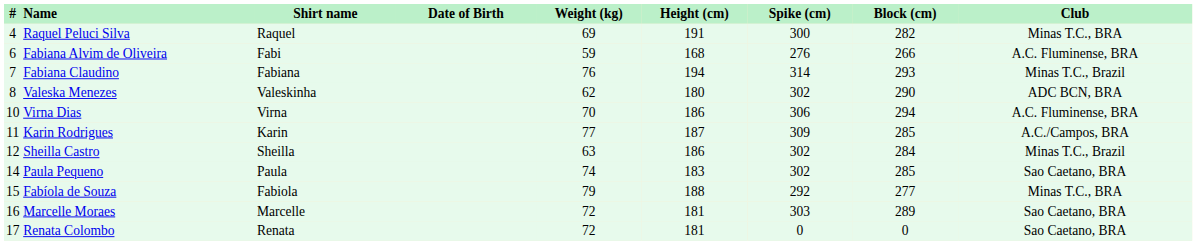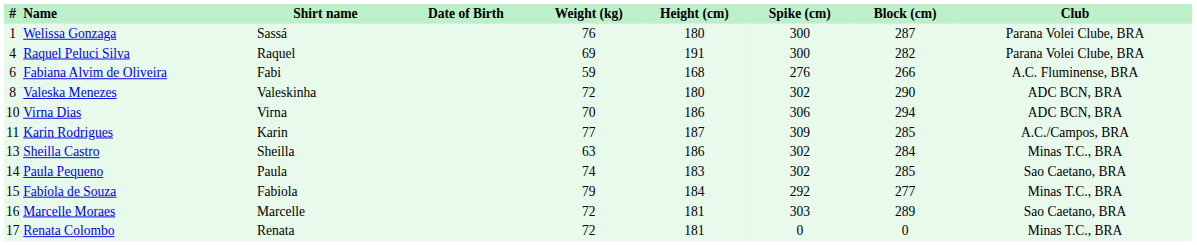+ row: (70, 33)
(1075, 33) Minas T.C., BRA -> (1075, 53) Parana Volei Clube, BRA
- row: (71, 73)
(589, 92) 62 -> (589, 92) 72
(1075, 112) A.C. Fluminense, BRA -> (1075, 112) ADC BCN, BRA
(13, 152) 12 -> (13, 152) 13
(1075, 152) Minas T.C., Brazil -> (1075, 152) Minas T.C., BRA
(694, 191) 188 -> (694, 191) 184
(1075, 231) Sao Caetano, BRA -> (1075, 231) Minas T.C., BRA
